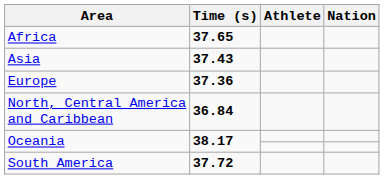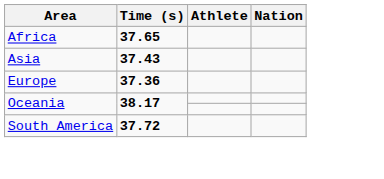- row: (97, 111)
